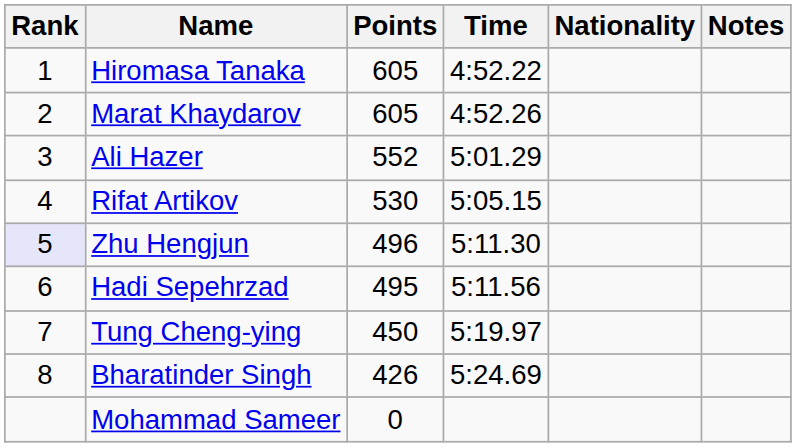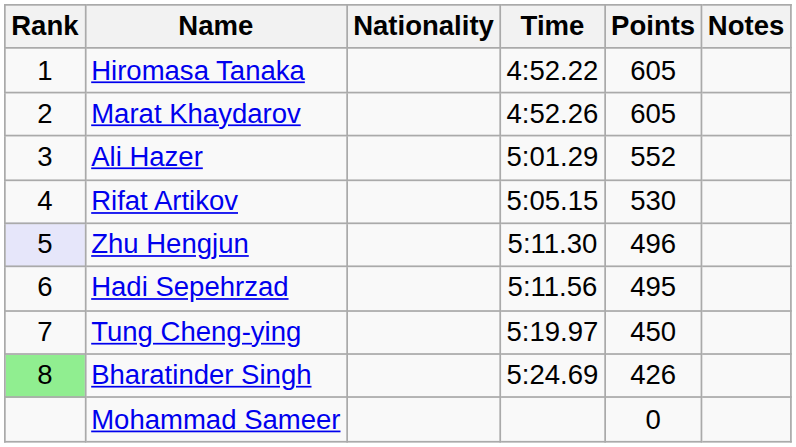columns swapped: (625, 26) <-> (395, 26)
(45, 375) no background -> (45, 375) lightgreen background
